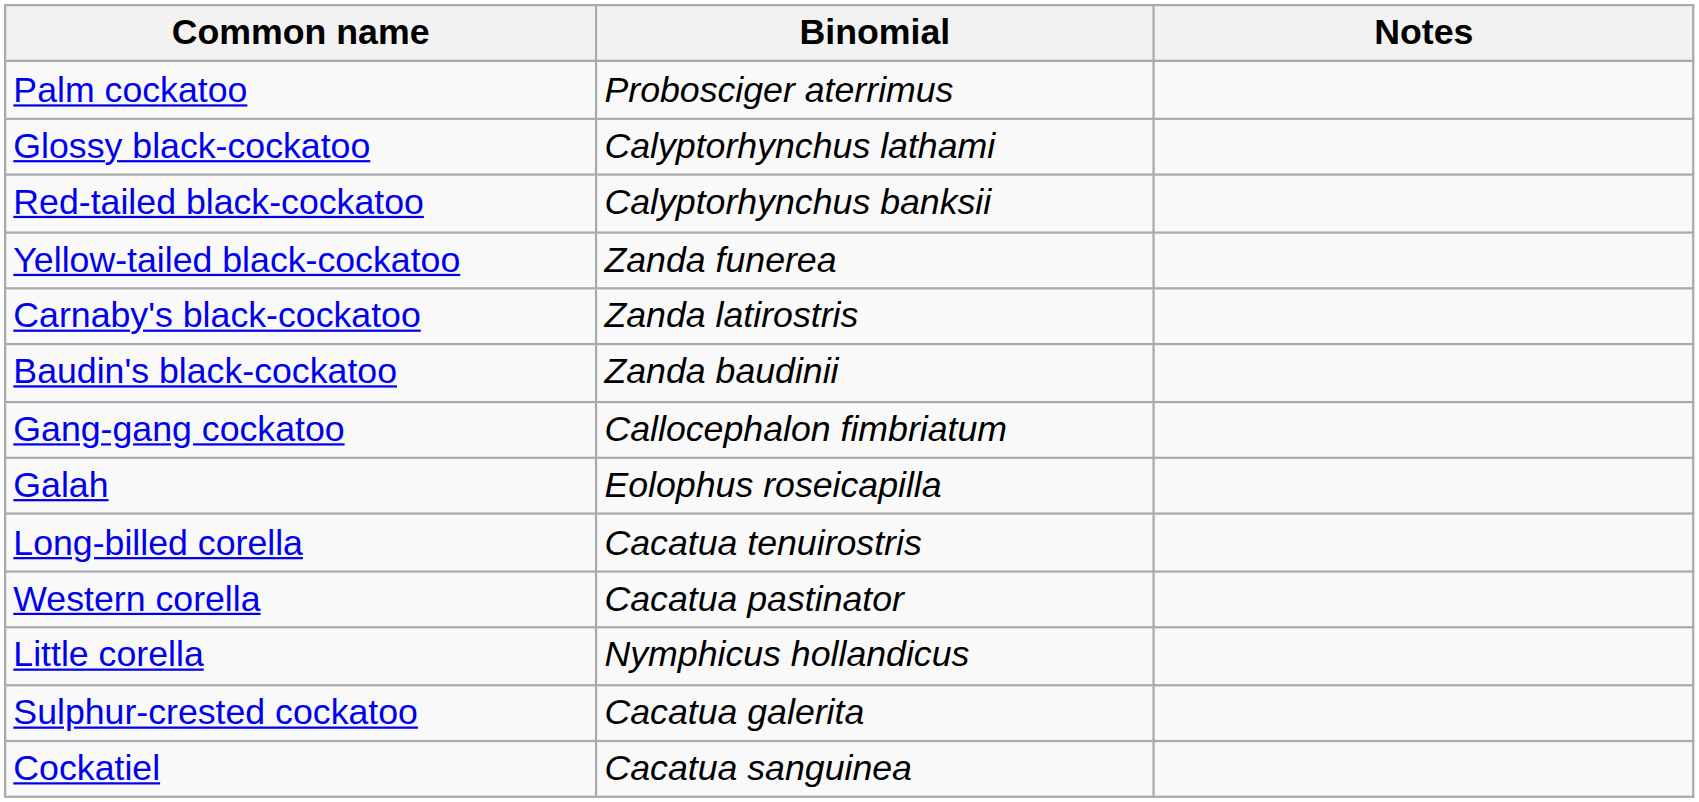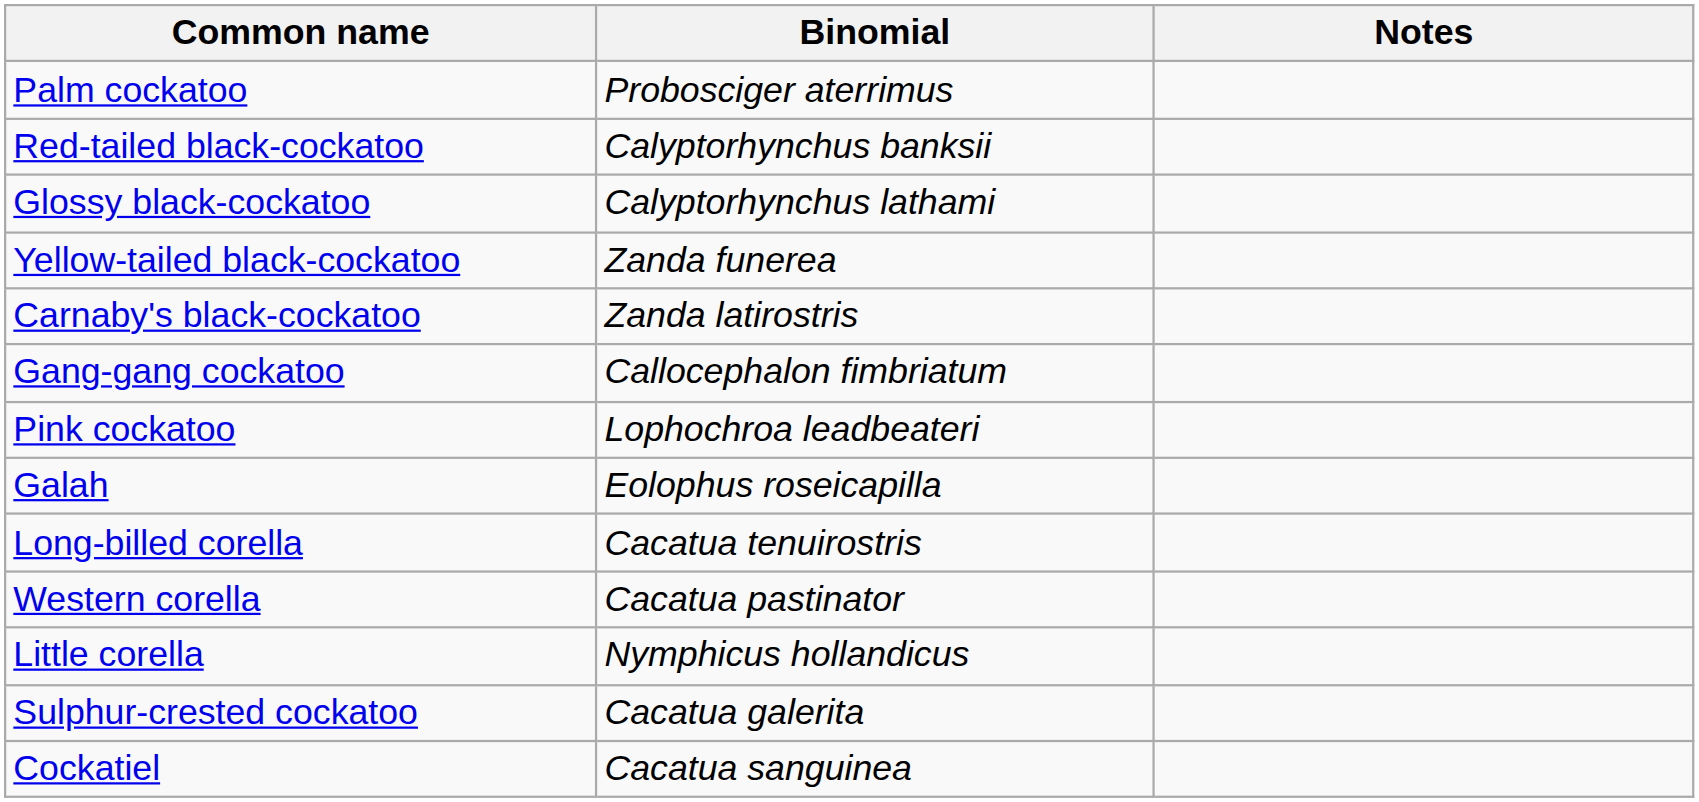rows swapped: (219, 202) <-> (192, 145)
- row: (205, 372)
+ row: (124, 428)
